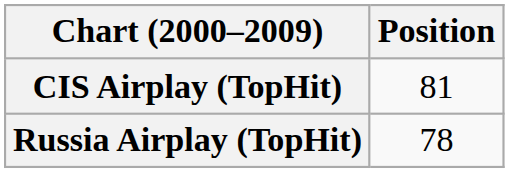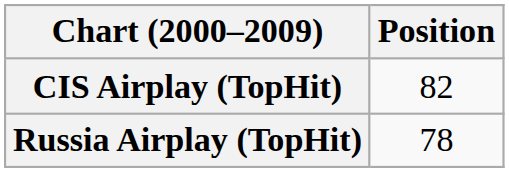(436, 85) 81 -> (436, 85) 82
